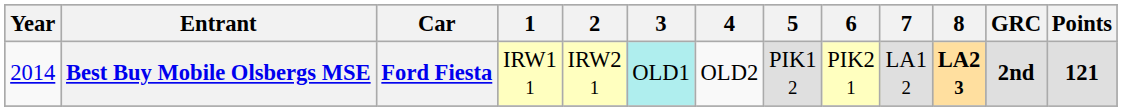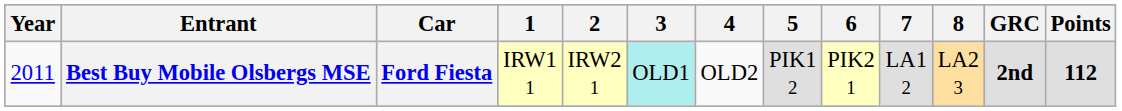(33, 73) 2014 -> (33, 73) 2011
(959, 73) bold -> (958, 72) normal
(1082, 73) 121 -> (1081, 73) 112
